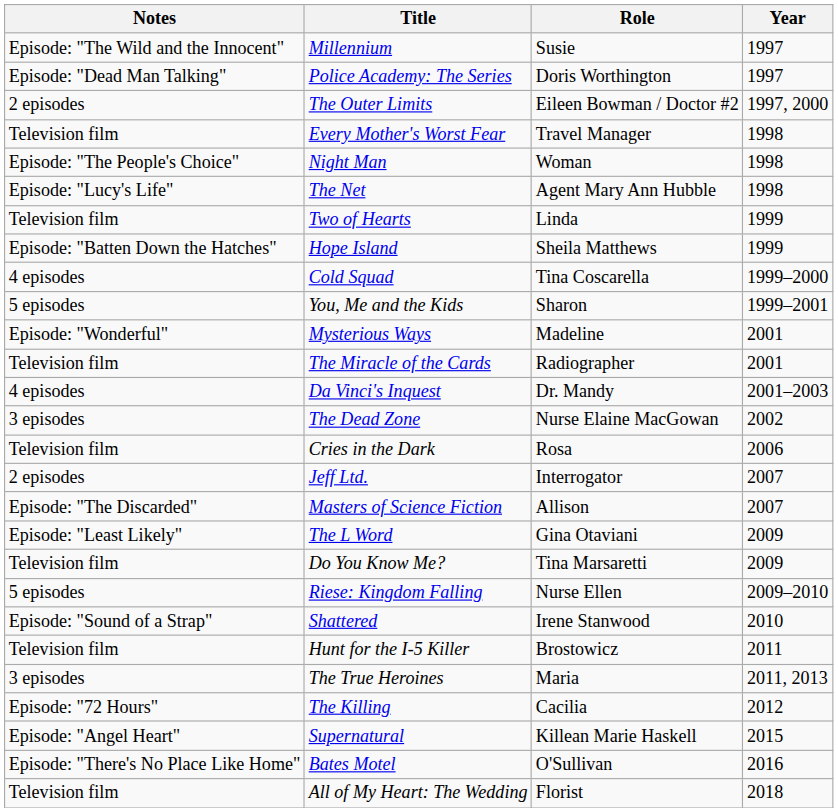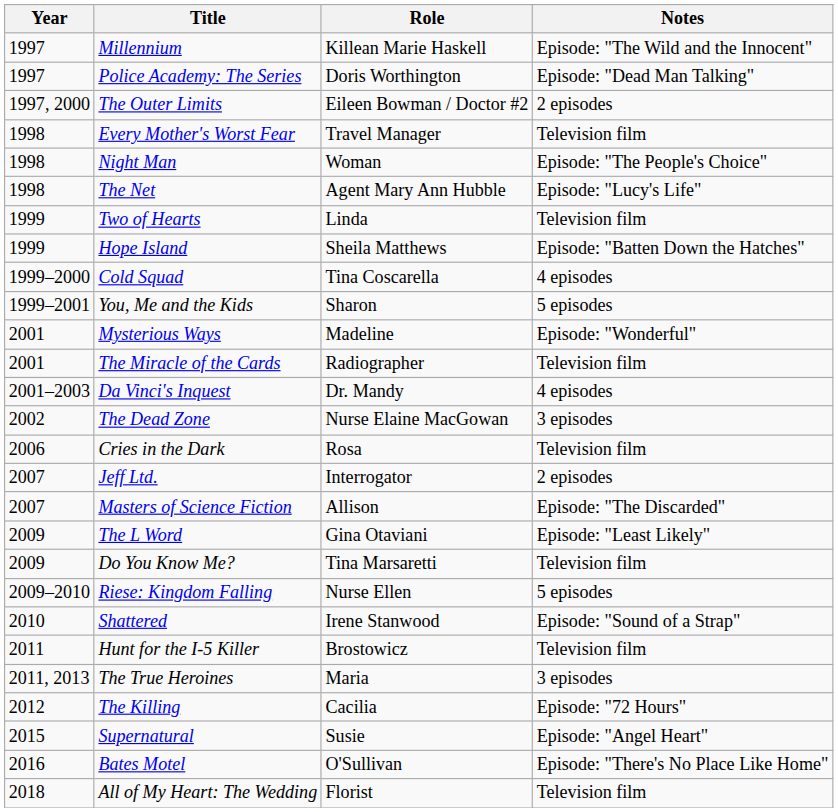columns swapped: (788, 18) <-> (155, 18)
(555, 47) Susie -> (406, 47) Killean Marie Haskell
(616, 735) Killean Marie Haskell -> (345, 735) Susie
